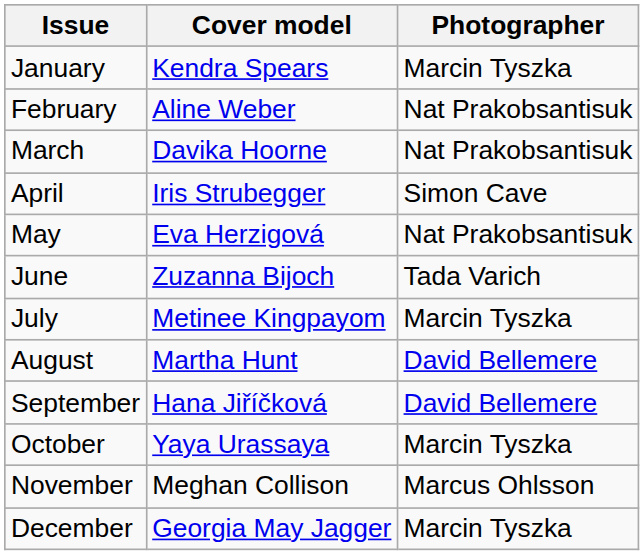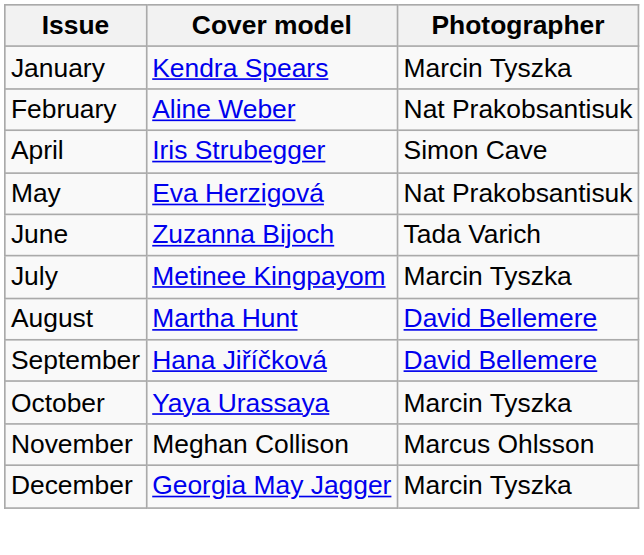- row: (48, 151)
